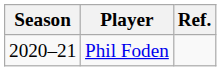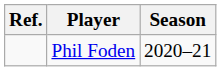columns swapped: (43, 19) <-> (194, 19)
